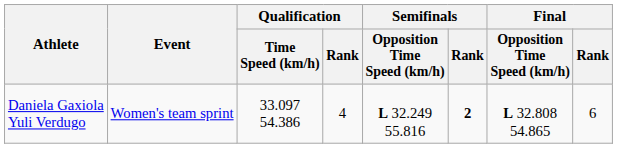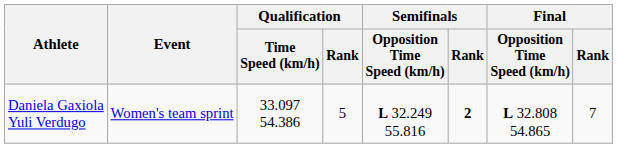(343, 114) 4 -> (343, 114) 5
(593, 114) 6 -> (593, 114) 7
